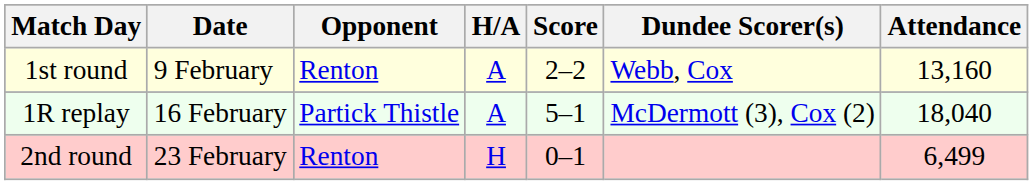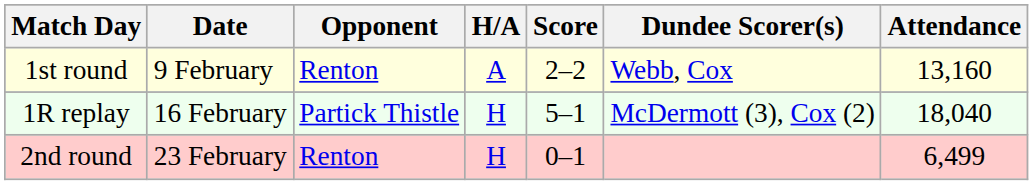(496, 112) A -> (496, 112) H
